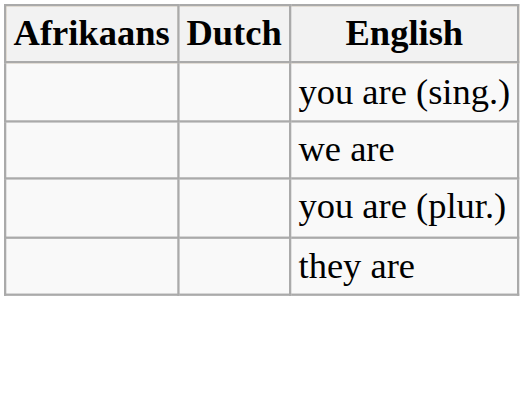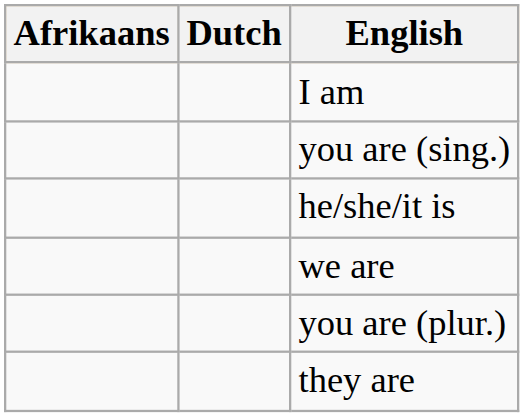+ row: (331, 91)
+ row: (377, 206)
